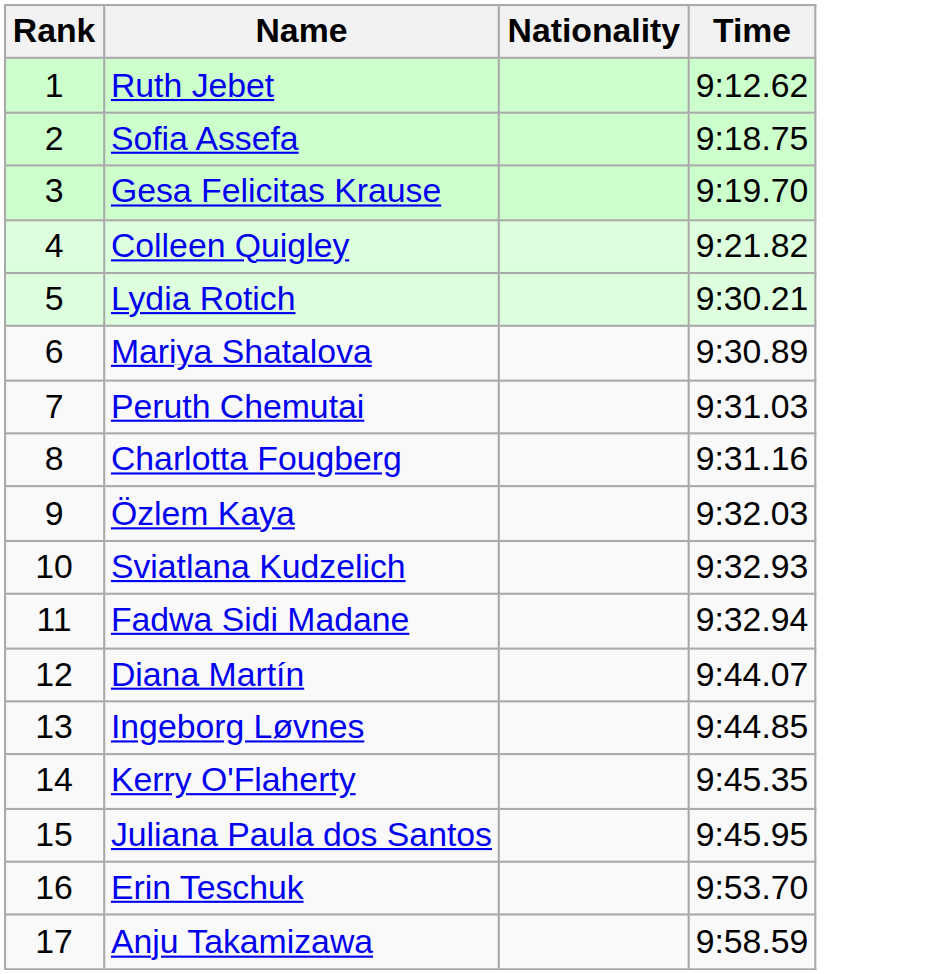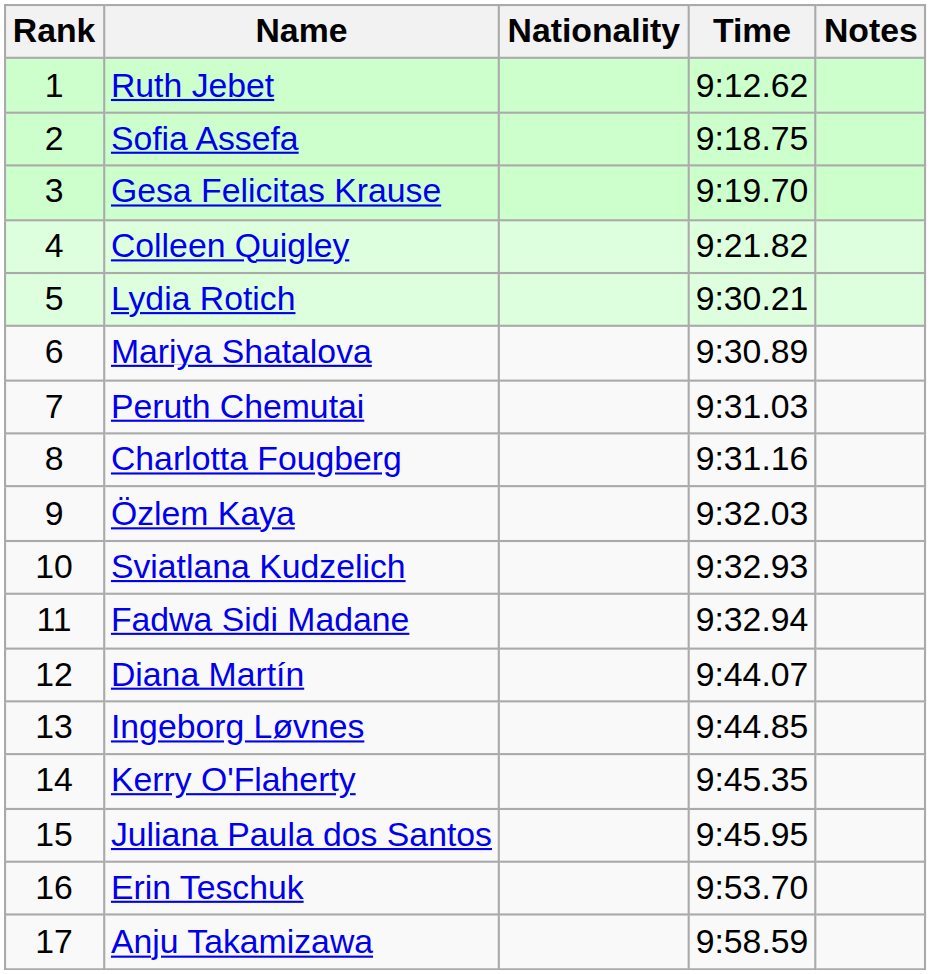+ column: (871, 31)
